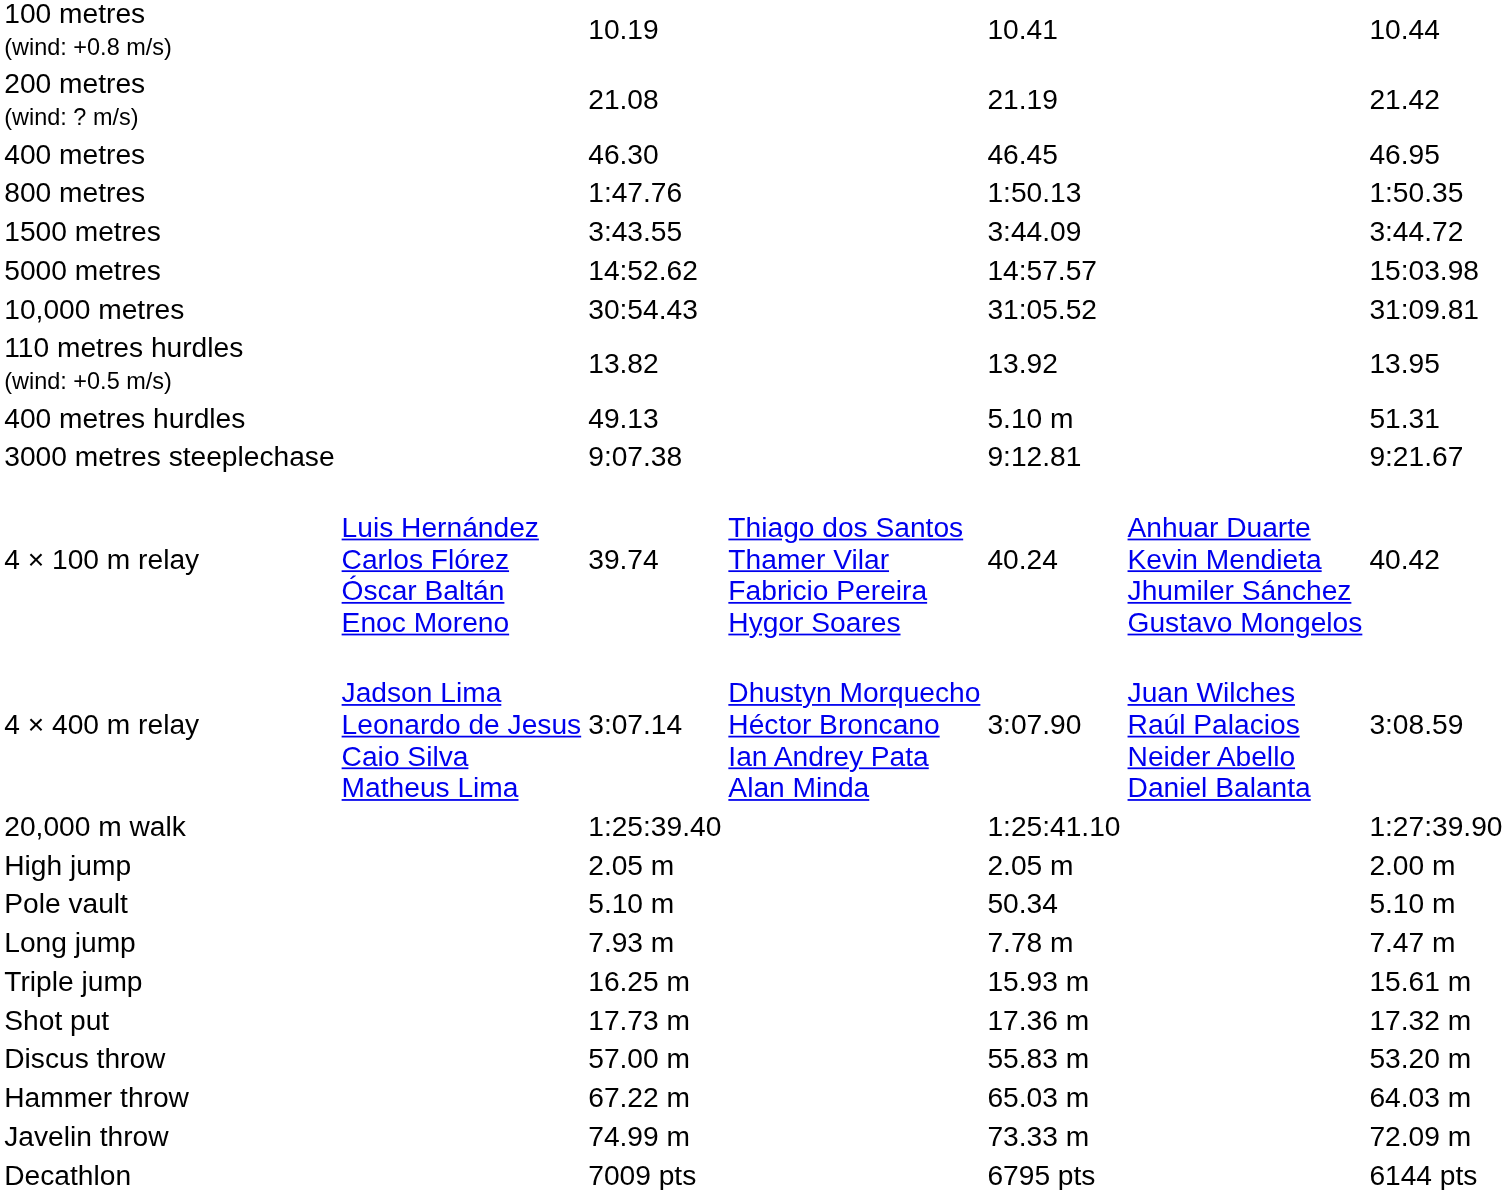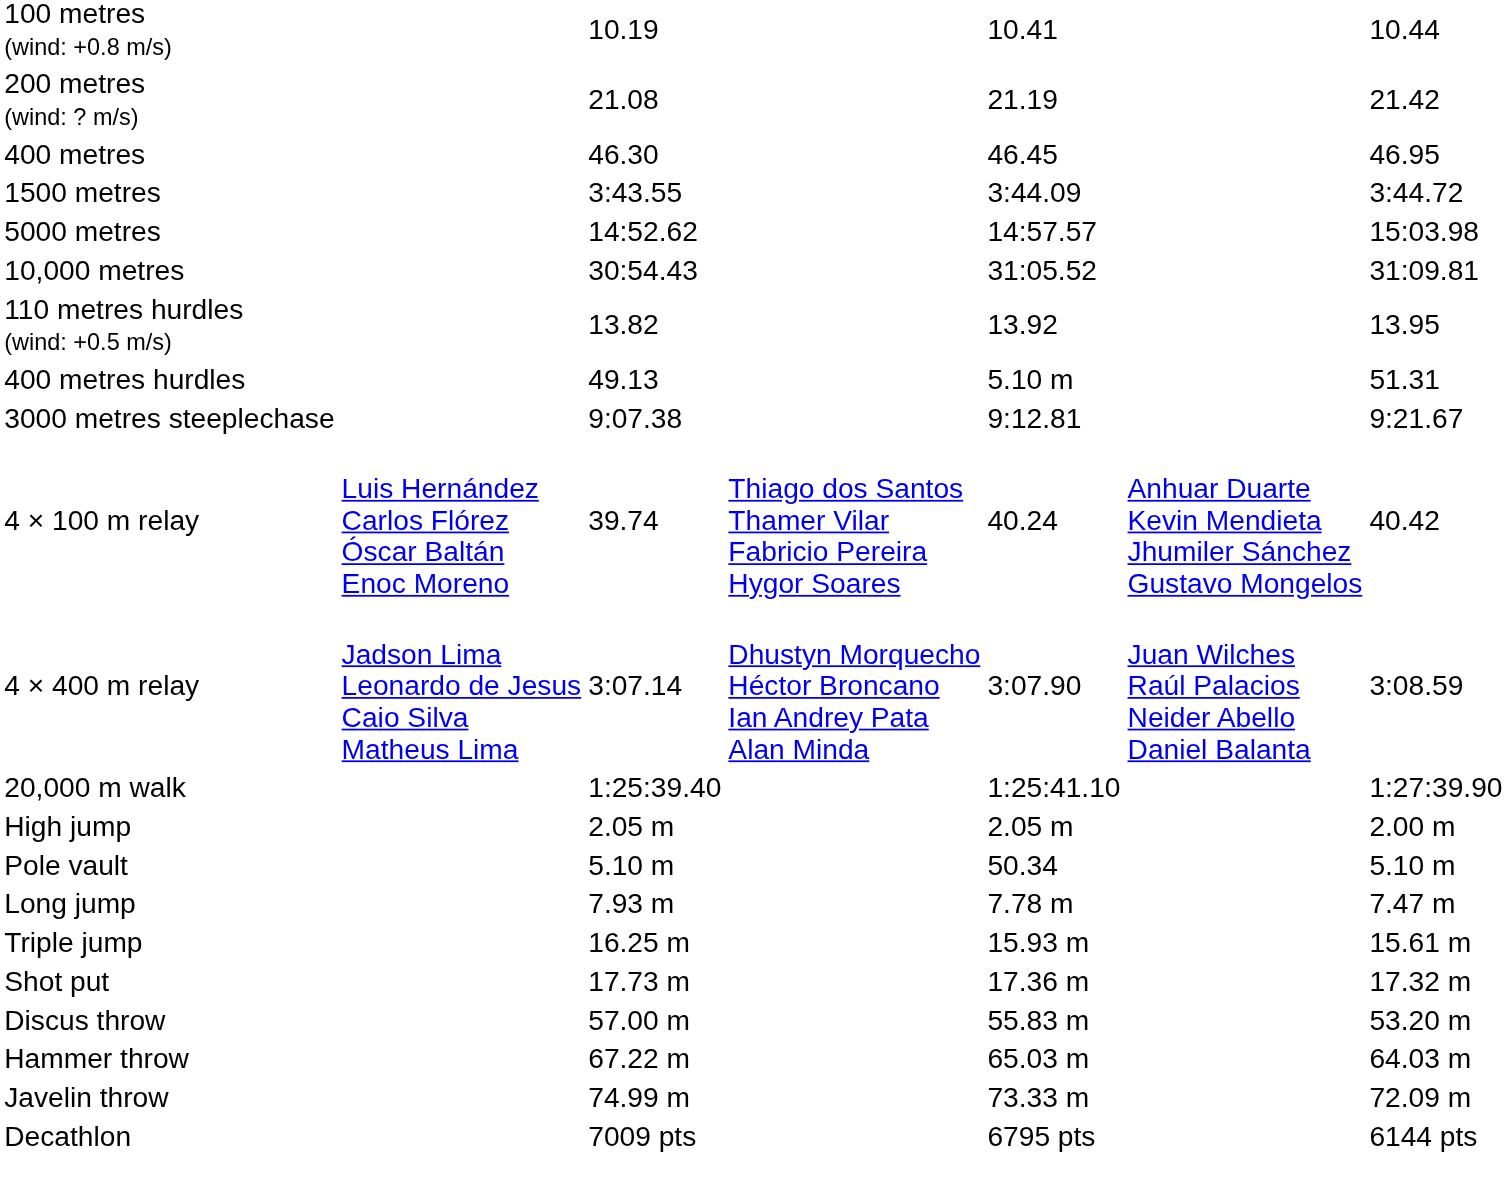- row: (75, 193)
